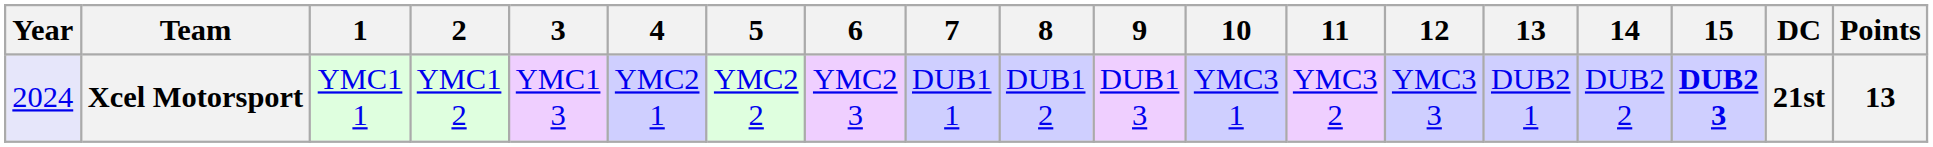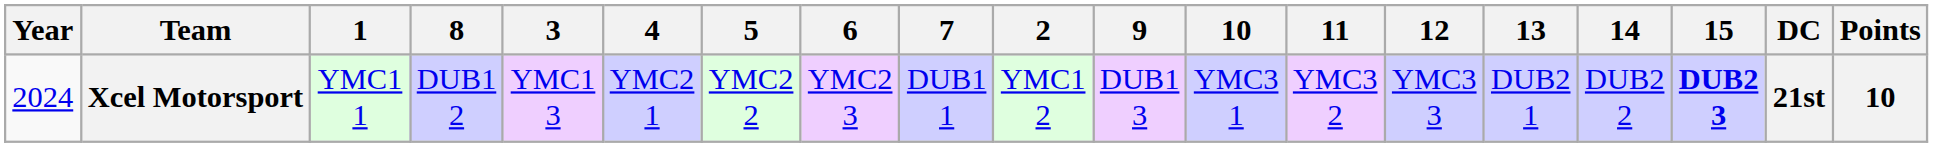columns swapped: (459, 29) <-> (1046, 29)
(43, 97) lavender background -> (43, 97) no background
(1880, 97) 13 -> (1880, 97) 10
